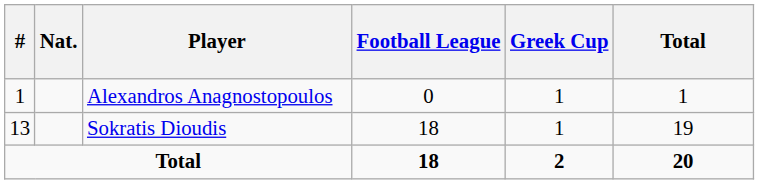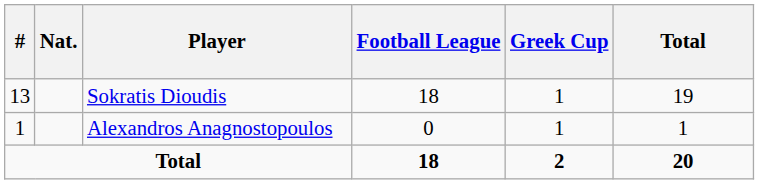rows swapped: (157, 128) <-> (210, 95)
